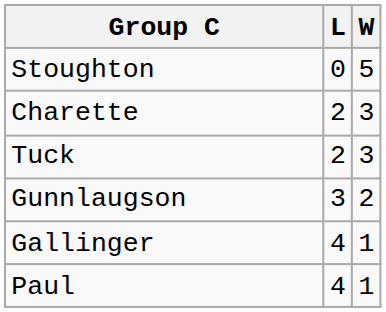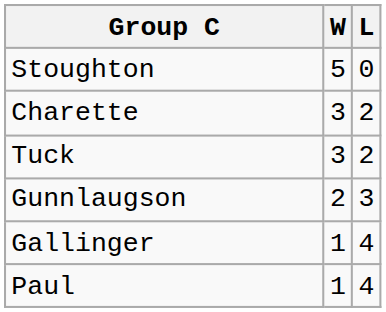columns swapped: (366, 27) <-> (338, 27)
